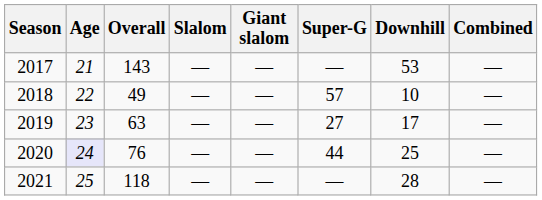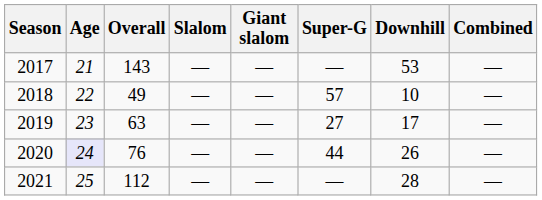(410, 152) 25 -> (410, 152) 26
(137, 180) 118 -> (137, 180) 112
